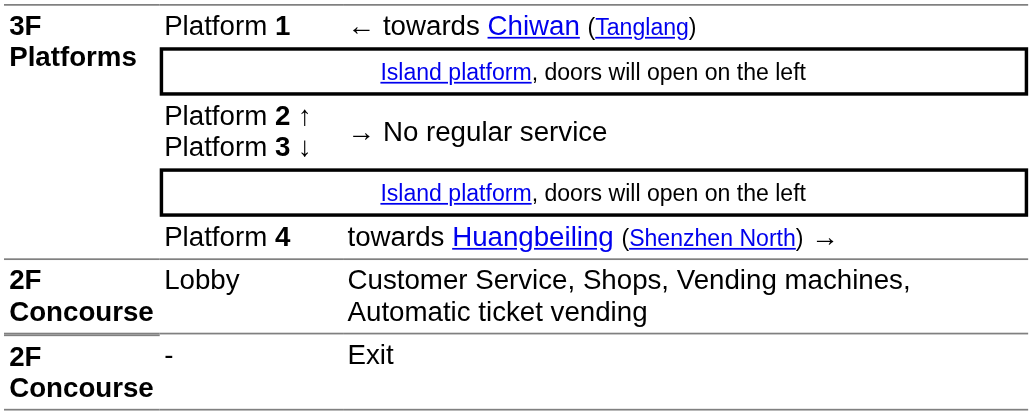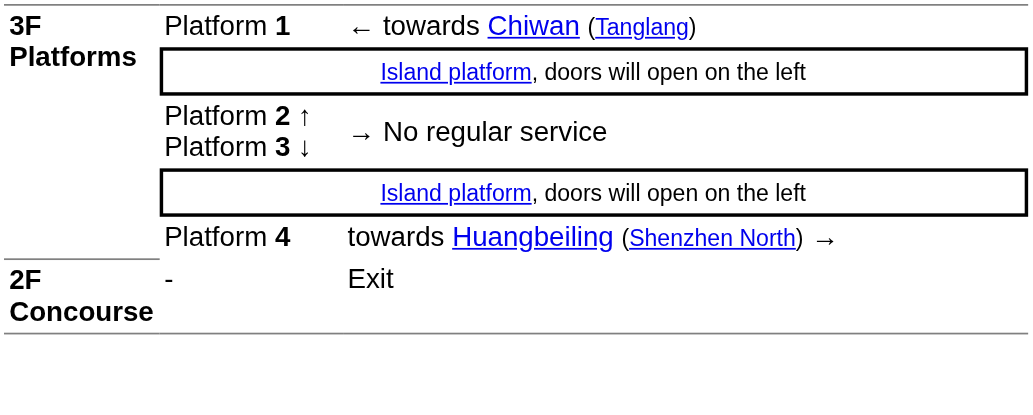- row: (202, 280)
